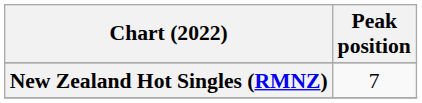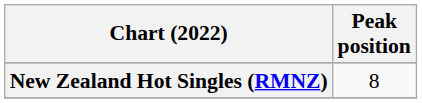(374, 80) 7 -> (374, 80) 8
